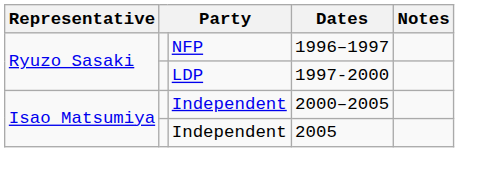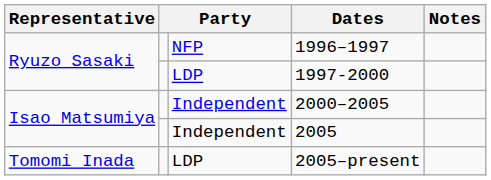+ row: (358, 161)
